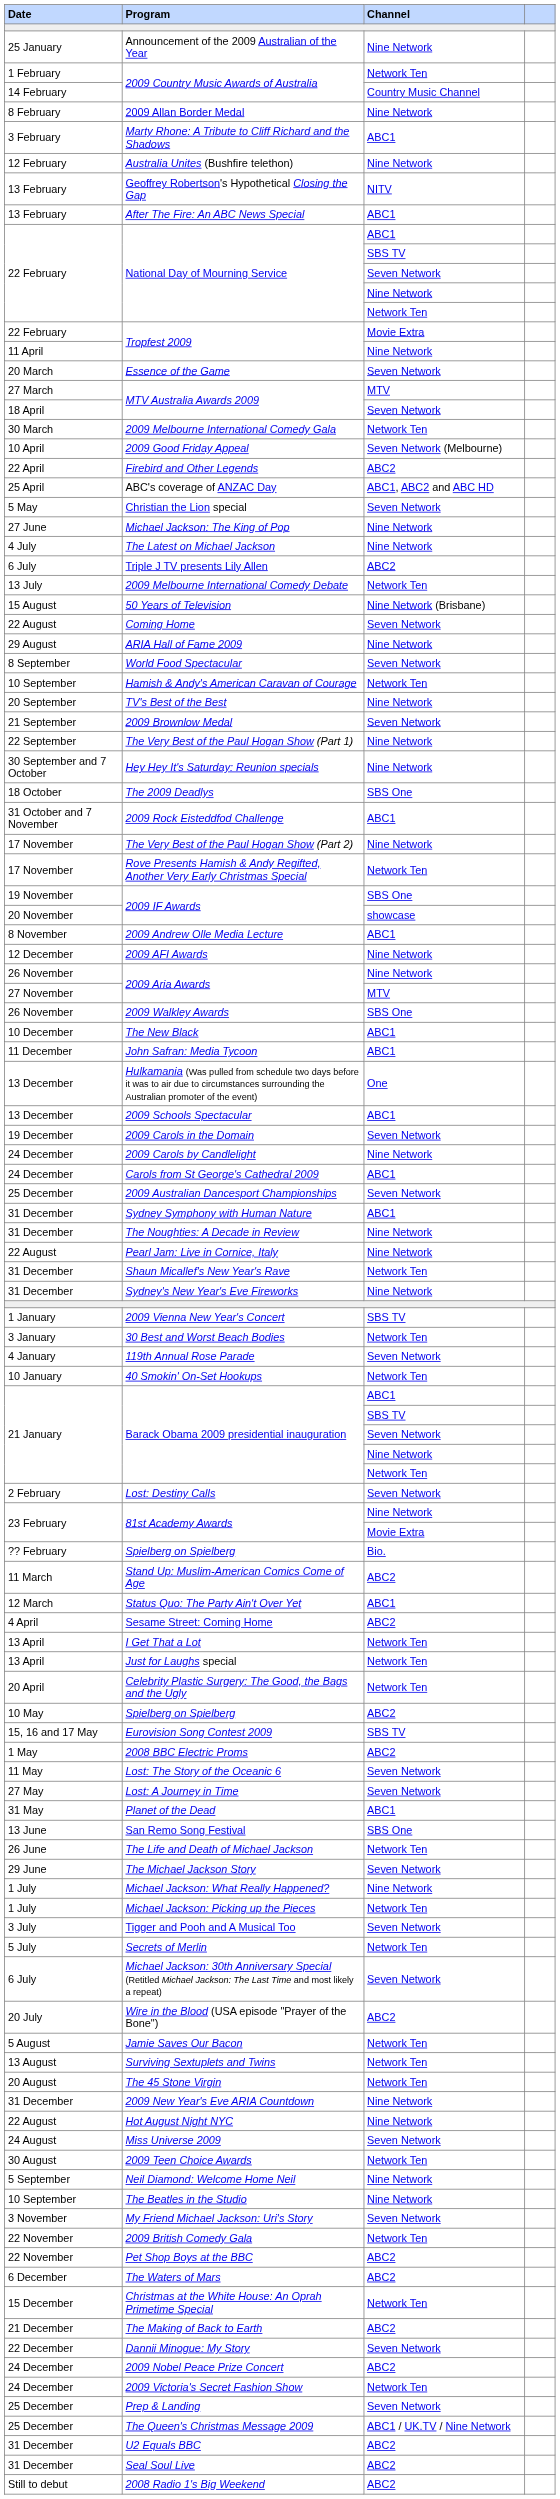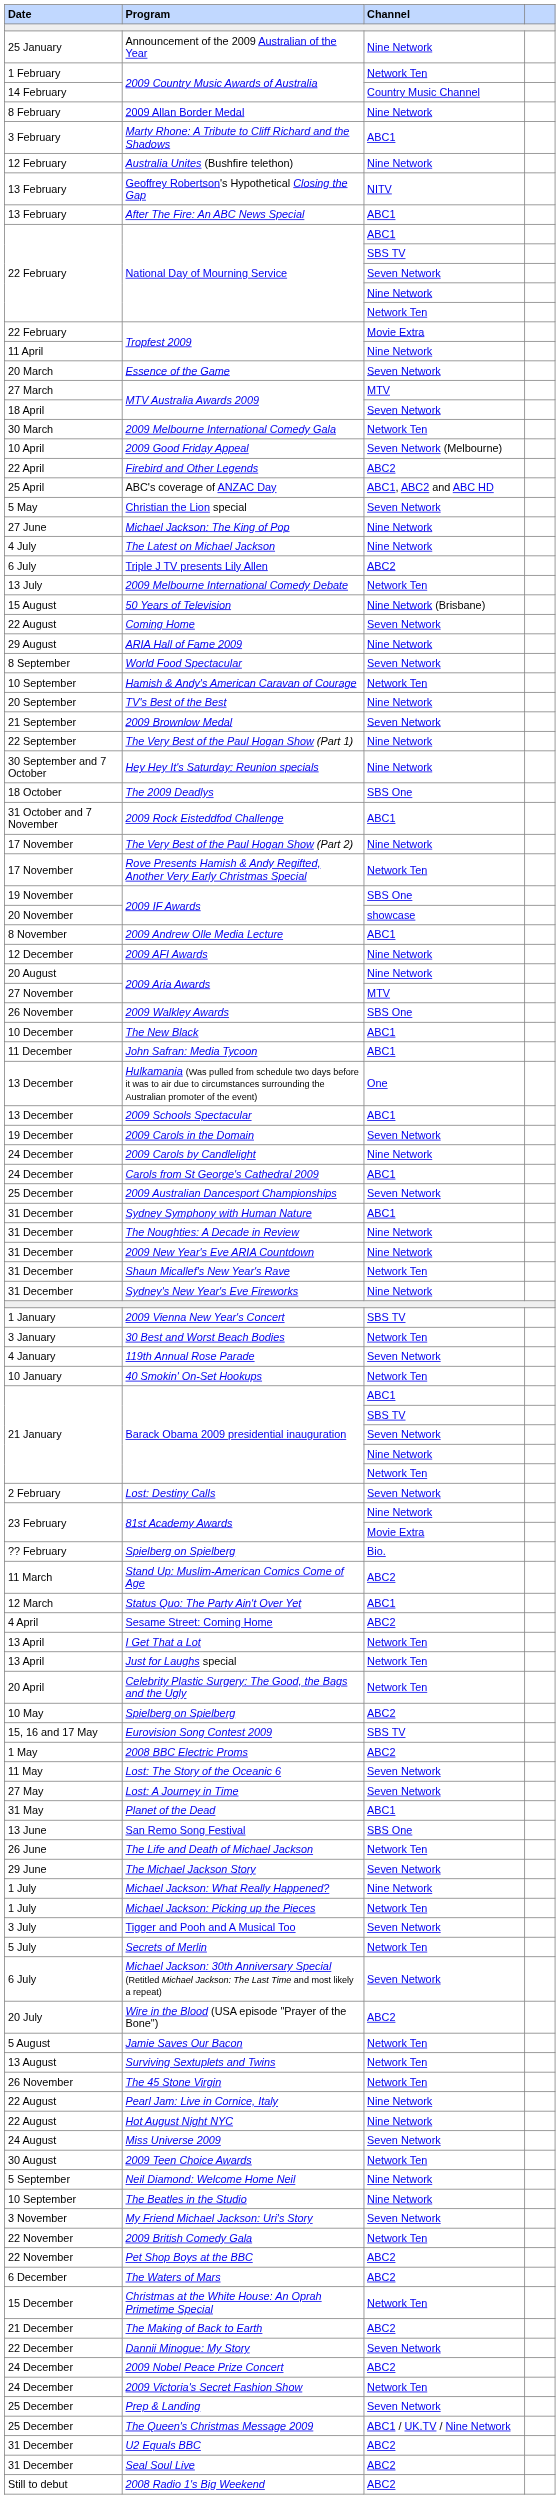(40, 974) 26 November -> (32, 974) 20 August
rows swapped: (220, 2101) <-> (202, 1252)
(32, 2082) 20 August -> (40, 2082) 26 November
